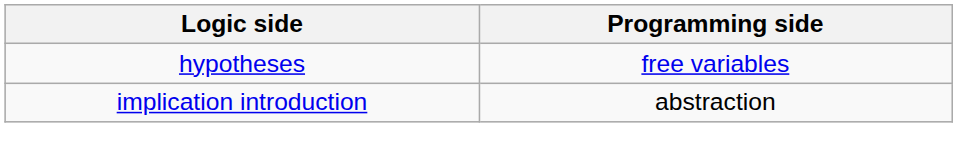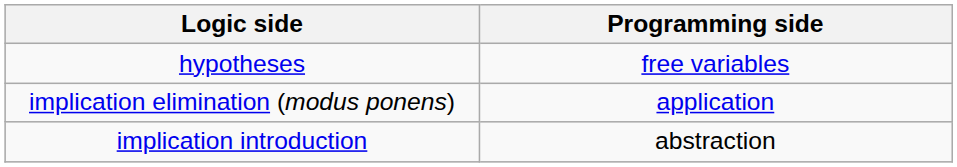+ row: (242, 102)
